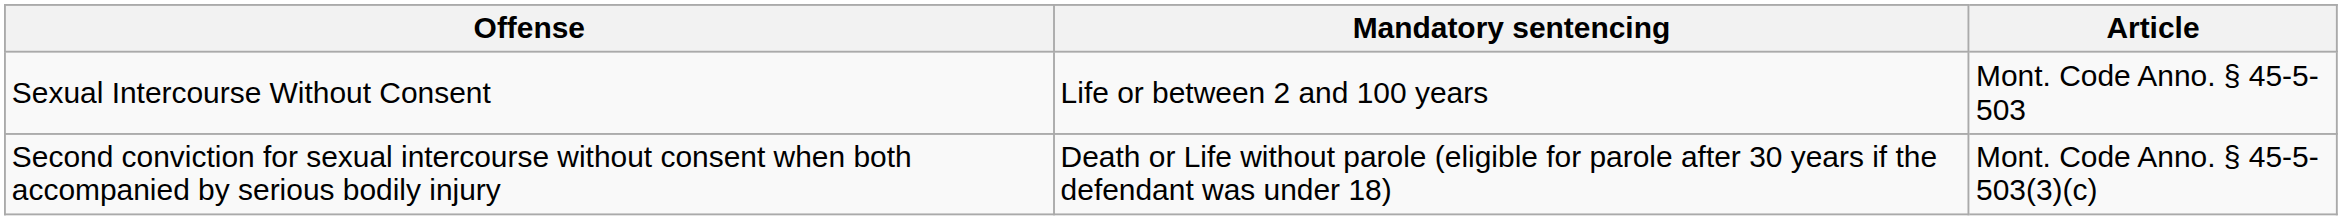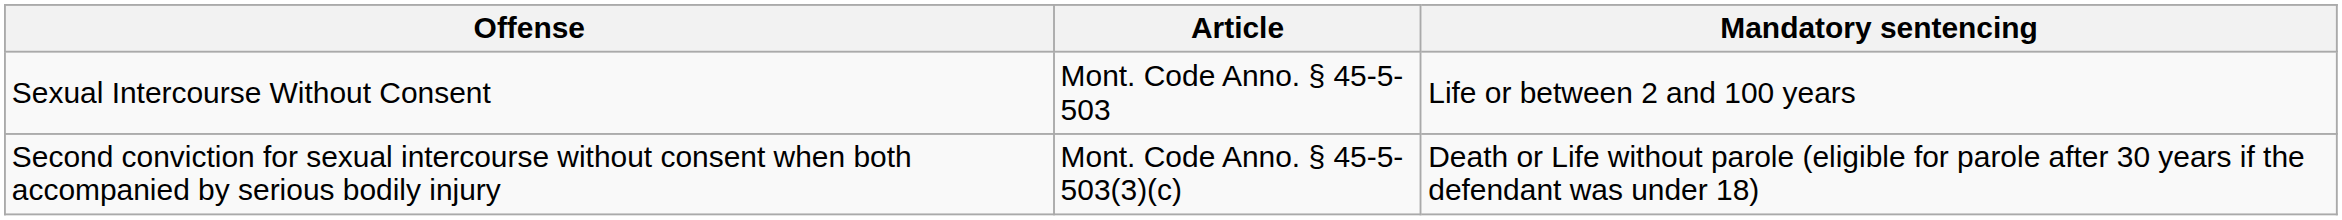columns swapped: (2153, 28) <-> (1511, 28)
